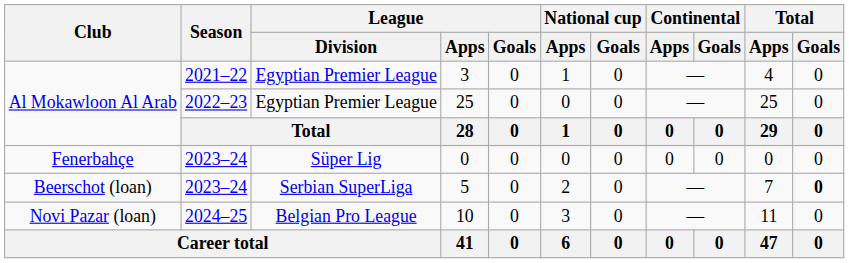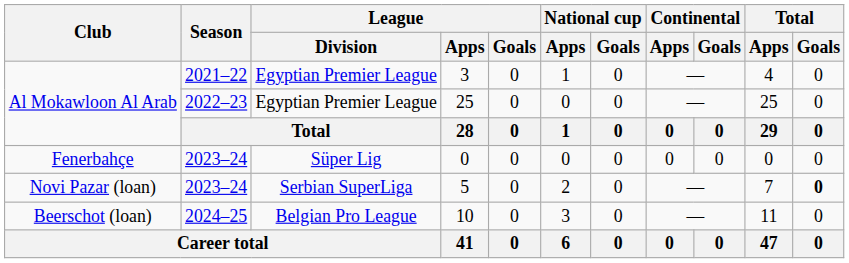(93, 187) Beerschot (loan) -> (93, 187) Novi Pazar (loan)
(93, 215) Novi Pazar (loan) -> (93, 215) Beerschot (loan)
